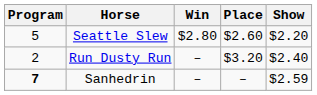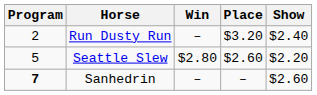rows swapped: (120, 37) <-> (120, 58)
(289, 79) $2.59 -> (289, 79) $2.60
